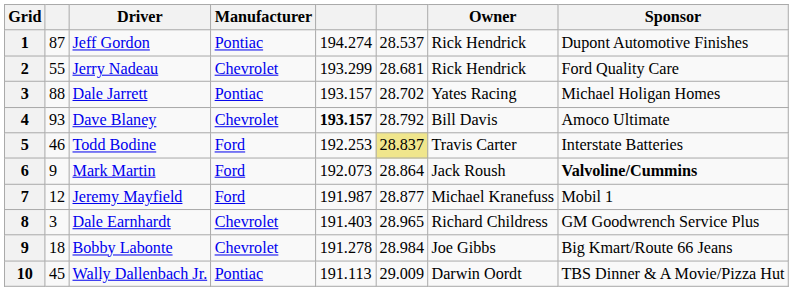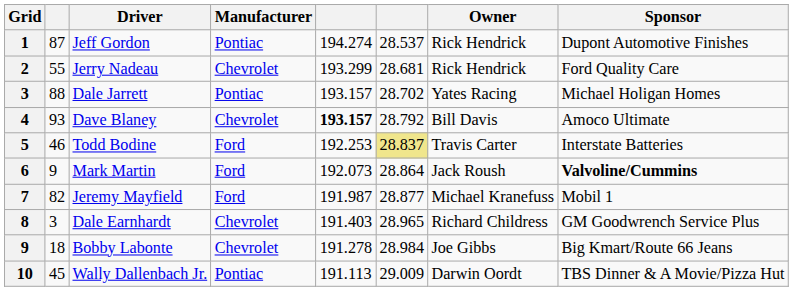(57, 196) 12 -> (57, 196) 82
